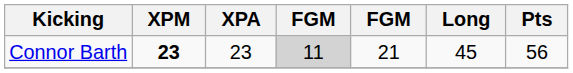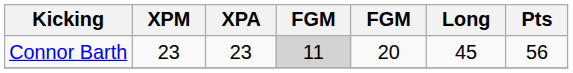(169, 51) bold -> (169, 51) normal
(389, 51) 21 -> (389, 51) 20
